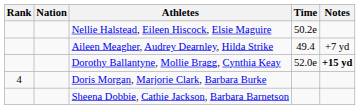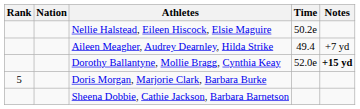(19, 79) 4 -> (19, 79) 5
